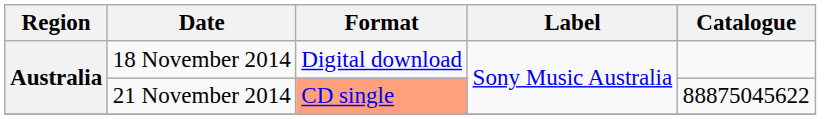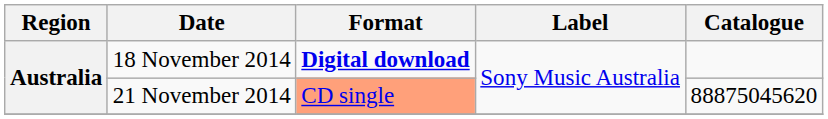(382, 59) normal -> (385, 59) bold
(746, 95) 88875045622 -> (754, 95) 88875045620
